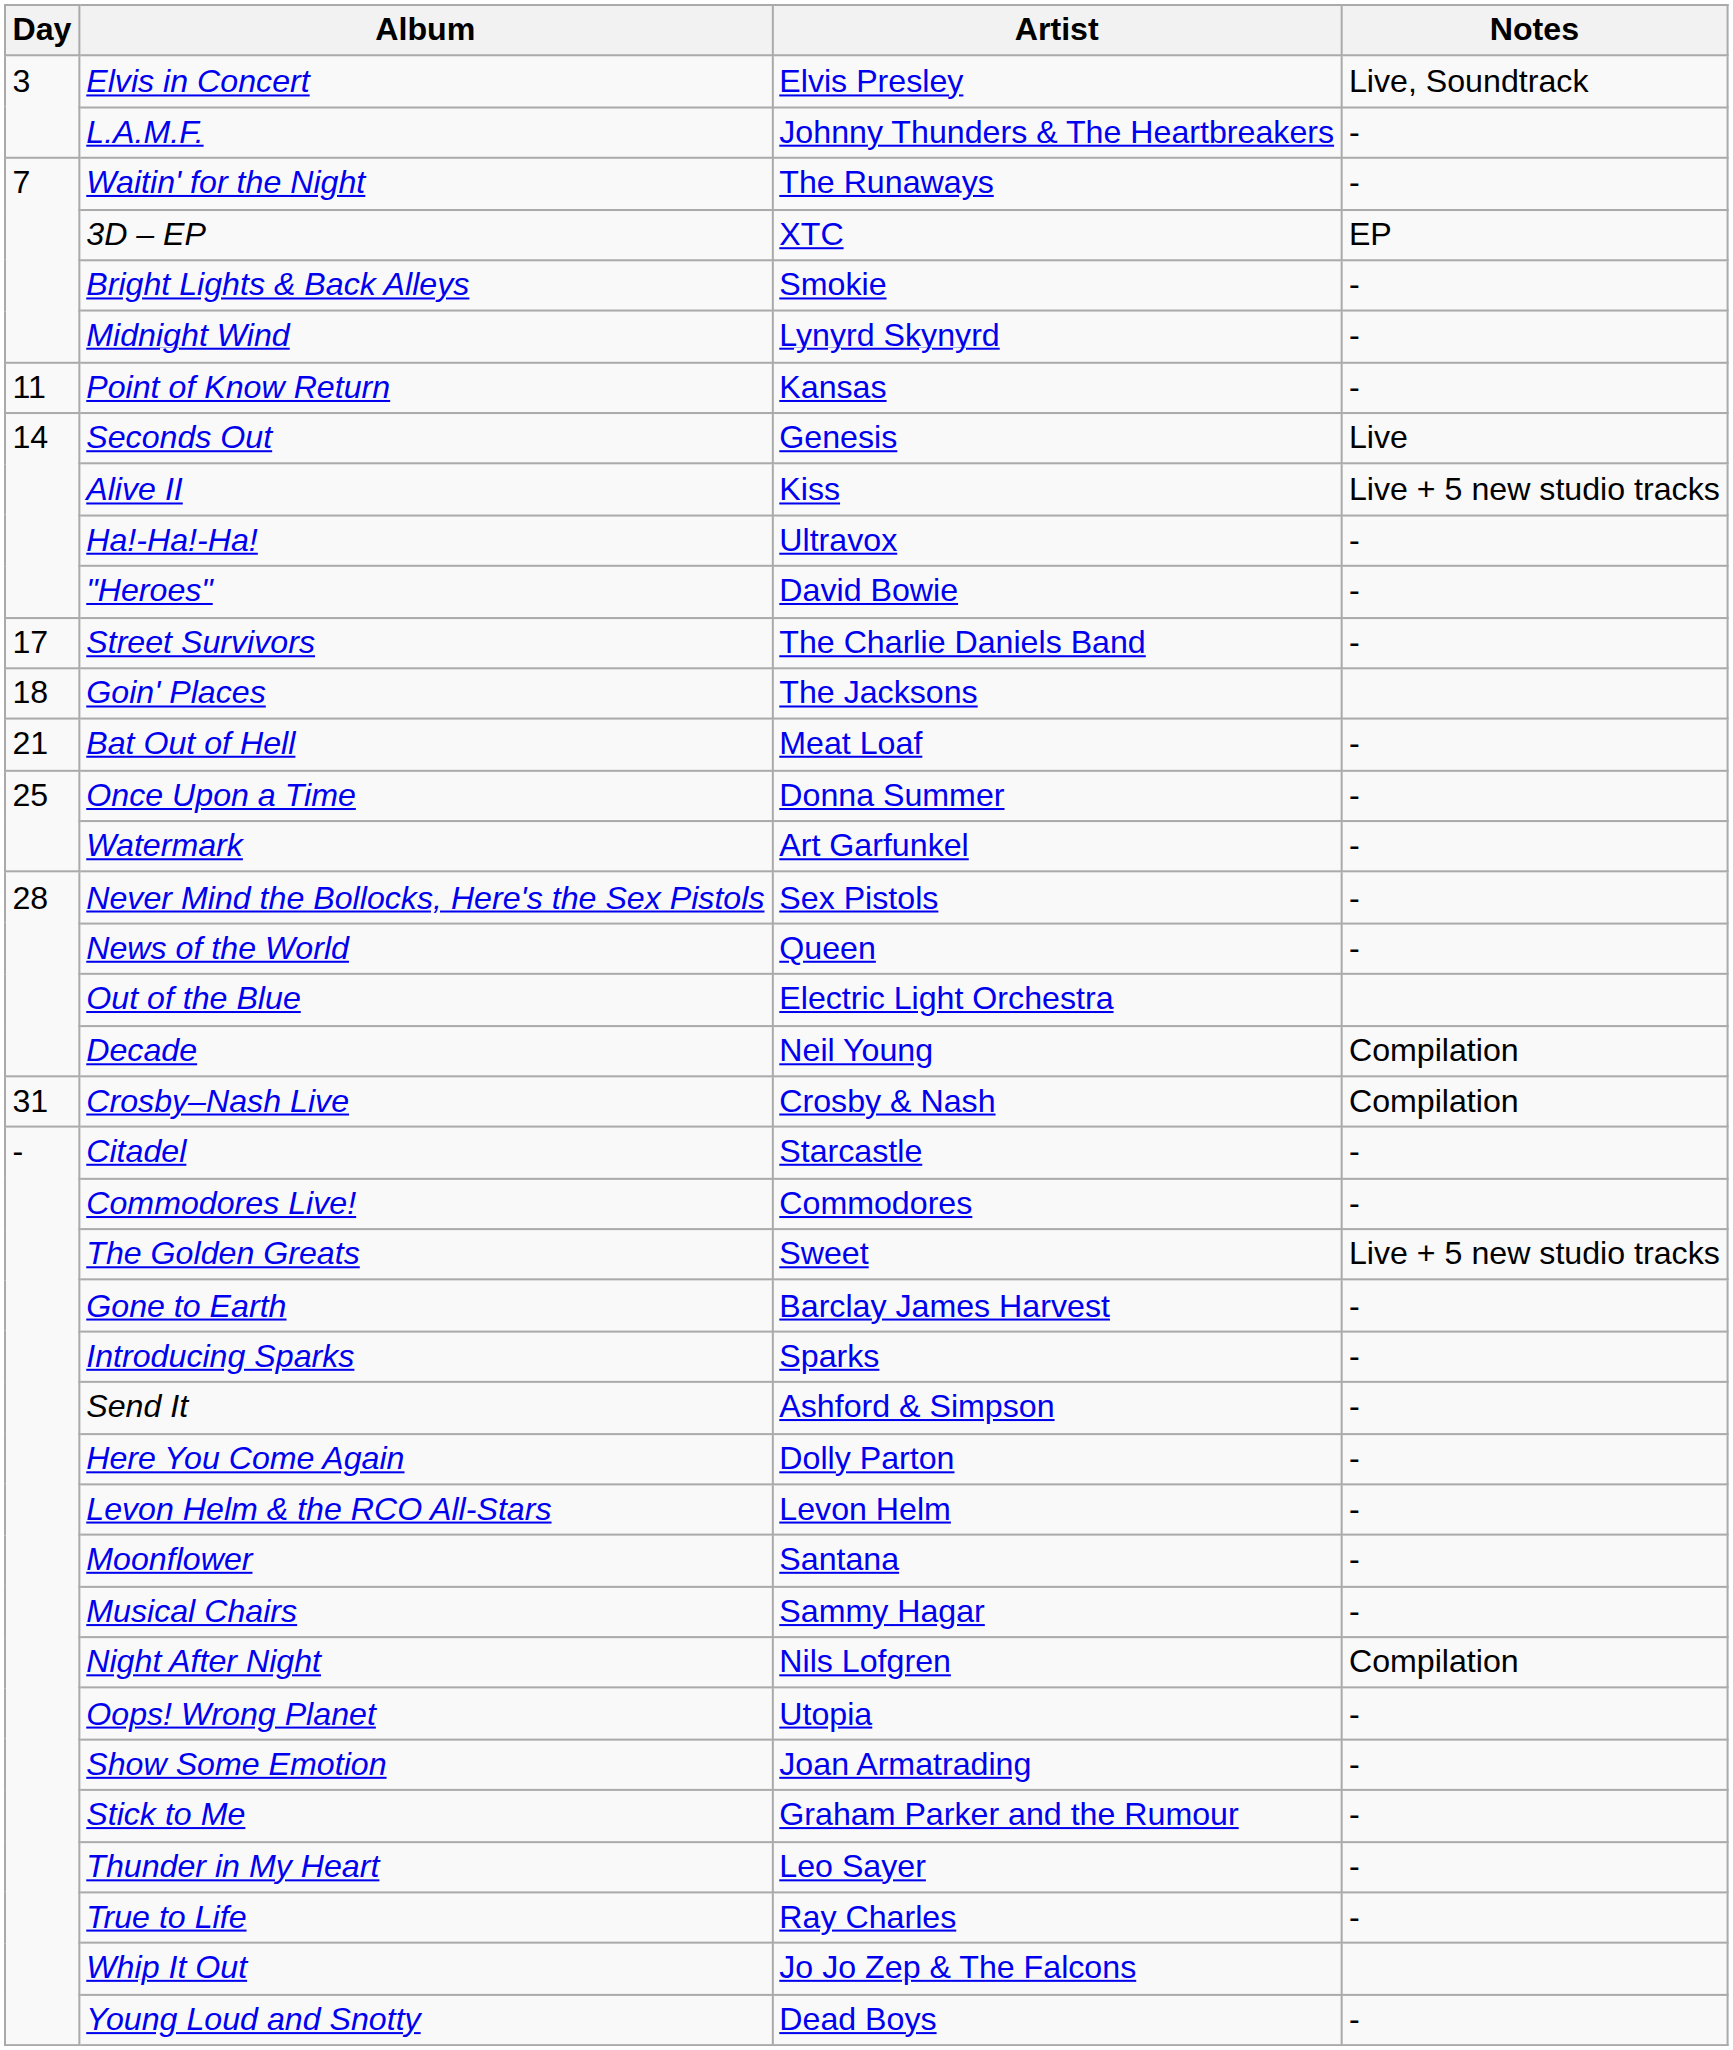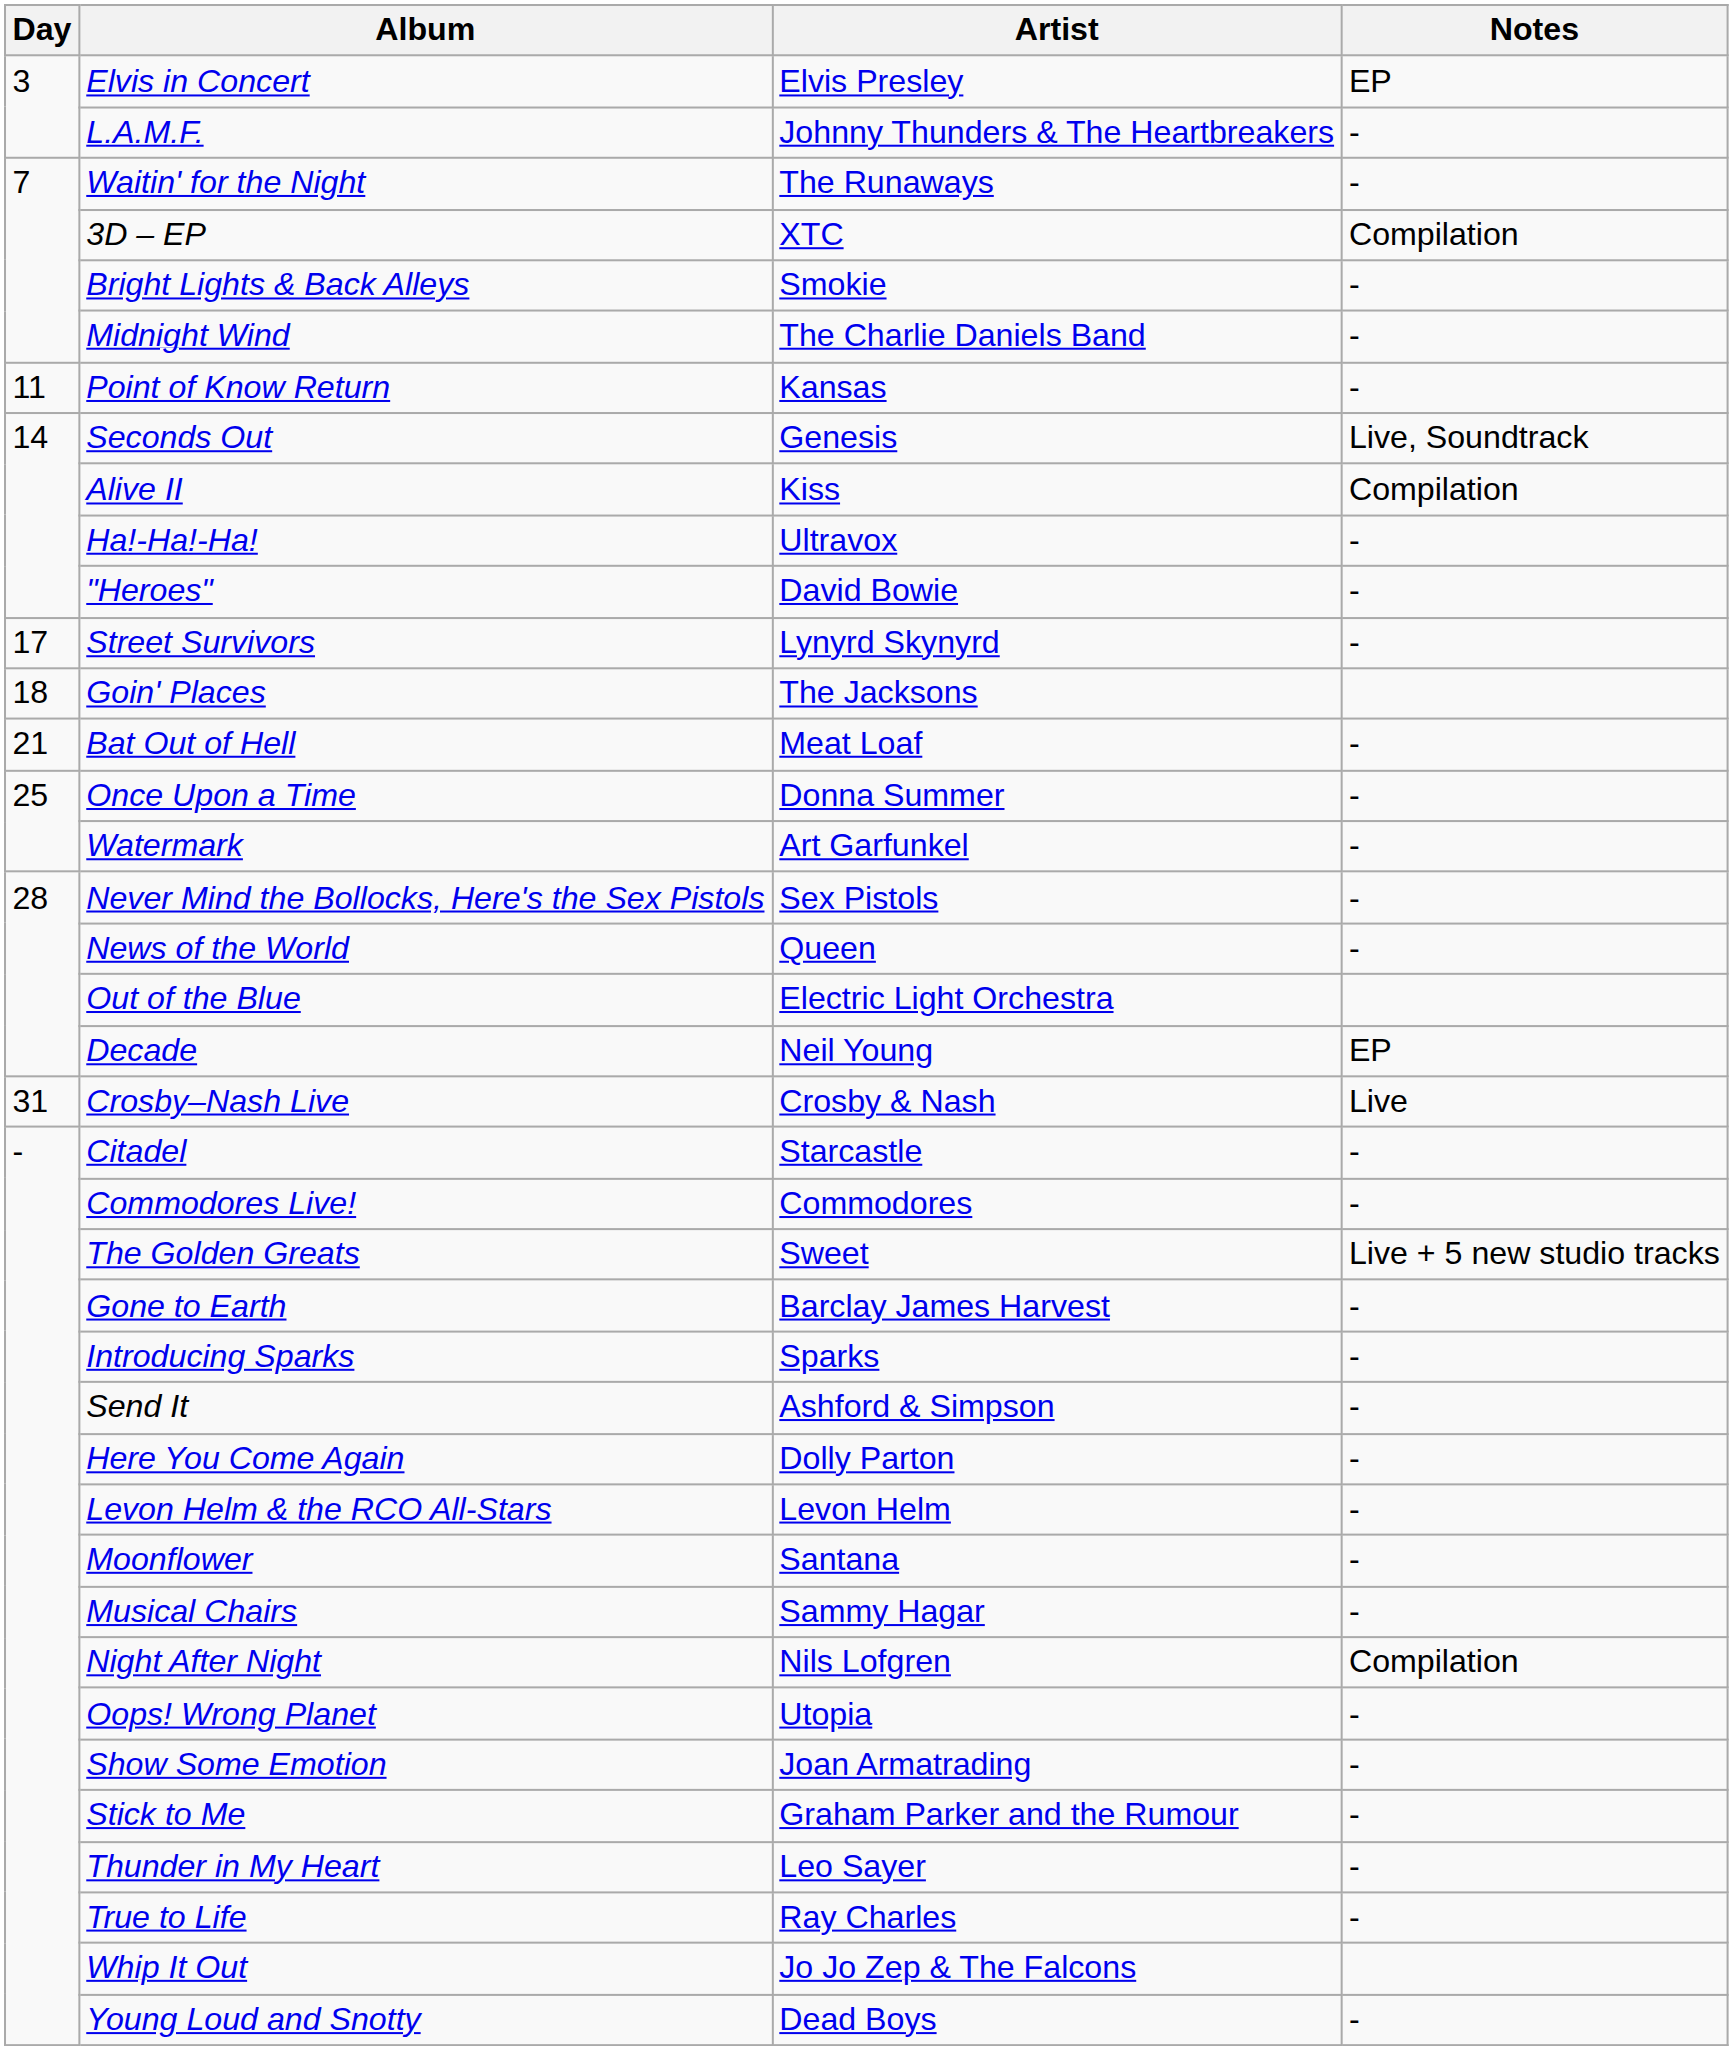(1469, 81) Live, Soundtrack -> (1370, 81) EP
(1370, 234) EP -> (1434, 234) Compilation
(890, 336) Lynyrd Skynyrd -> (963, 336) The Charlie Daniels Band
(1378, 438) Live -> (1469, 438) Live, Soundtrack
(1534, 489) Live + 5 new studio tracks -> (1434, 489) Compilation
(963, 642) The Charlie Daniels Band -> (890, 642) Lynyrd Skynyrd
(1434, 1050) Compilation -> (1370, 1050) EP
(1434, 1101) Compilation -> (1378, 1101) Live
